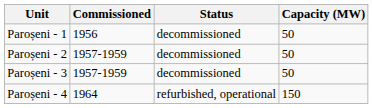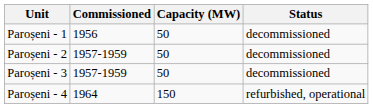columns swapped: (323, 14) <-> (216, 14)
